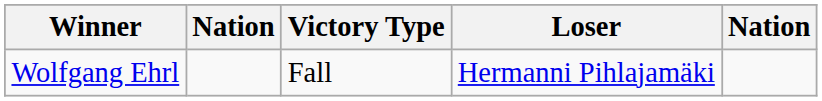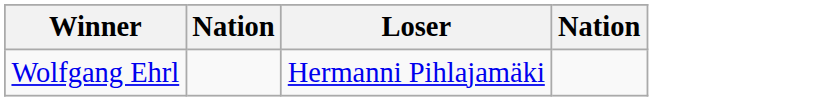- column: (366, 27)
